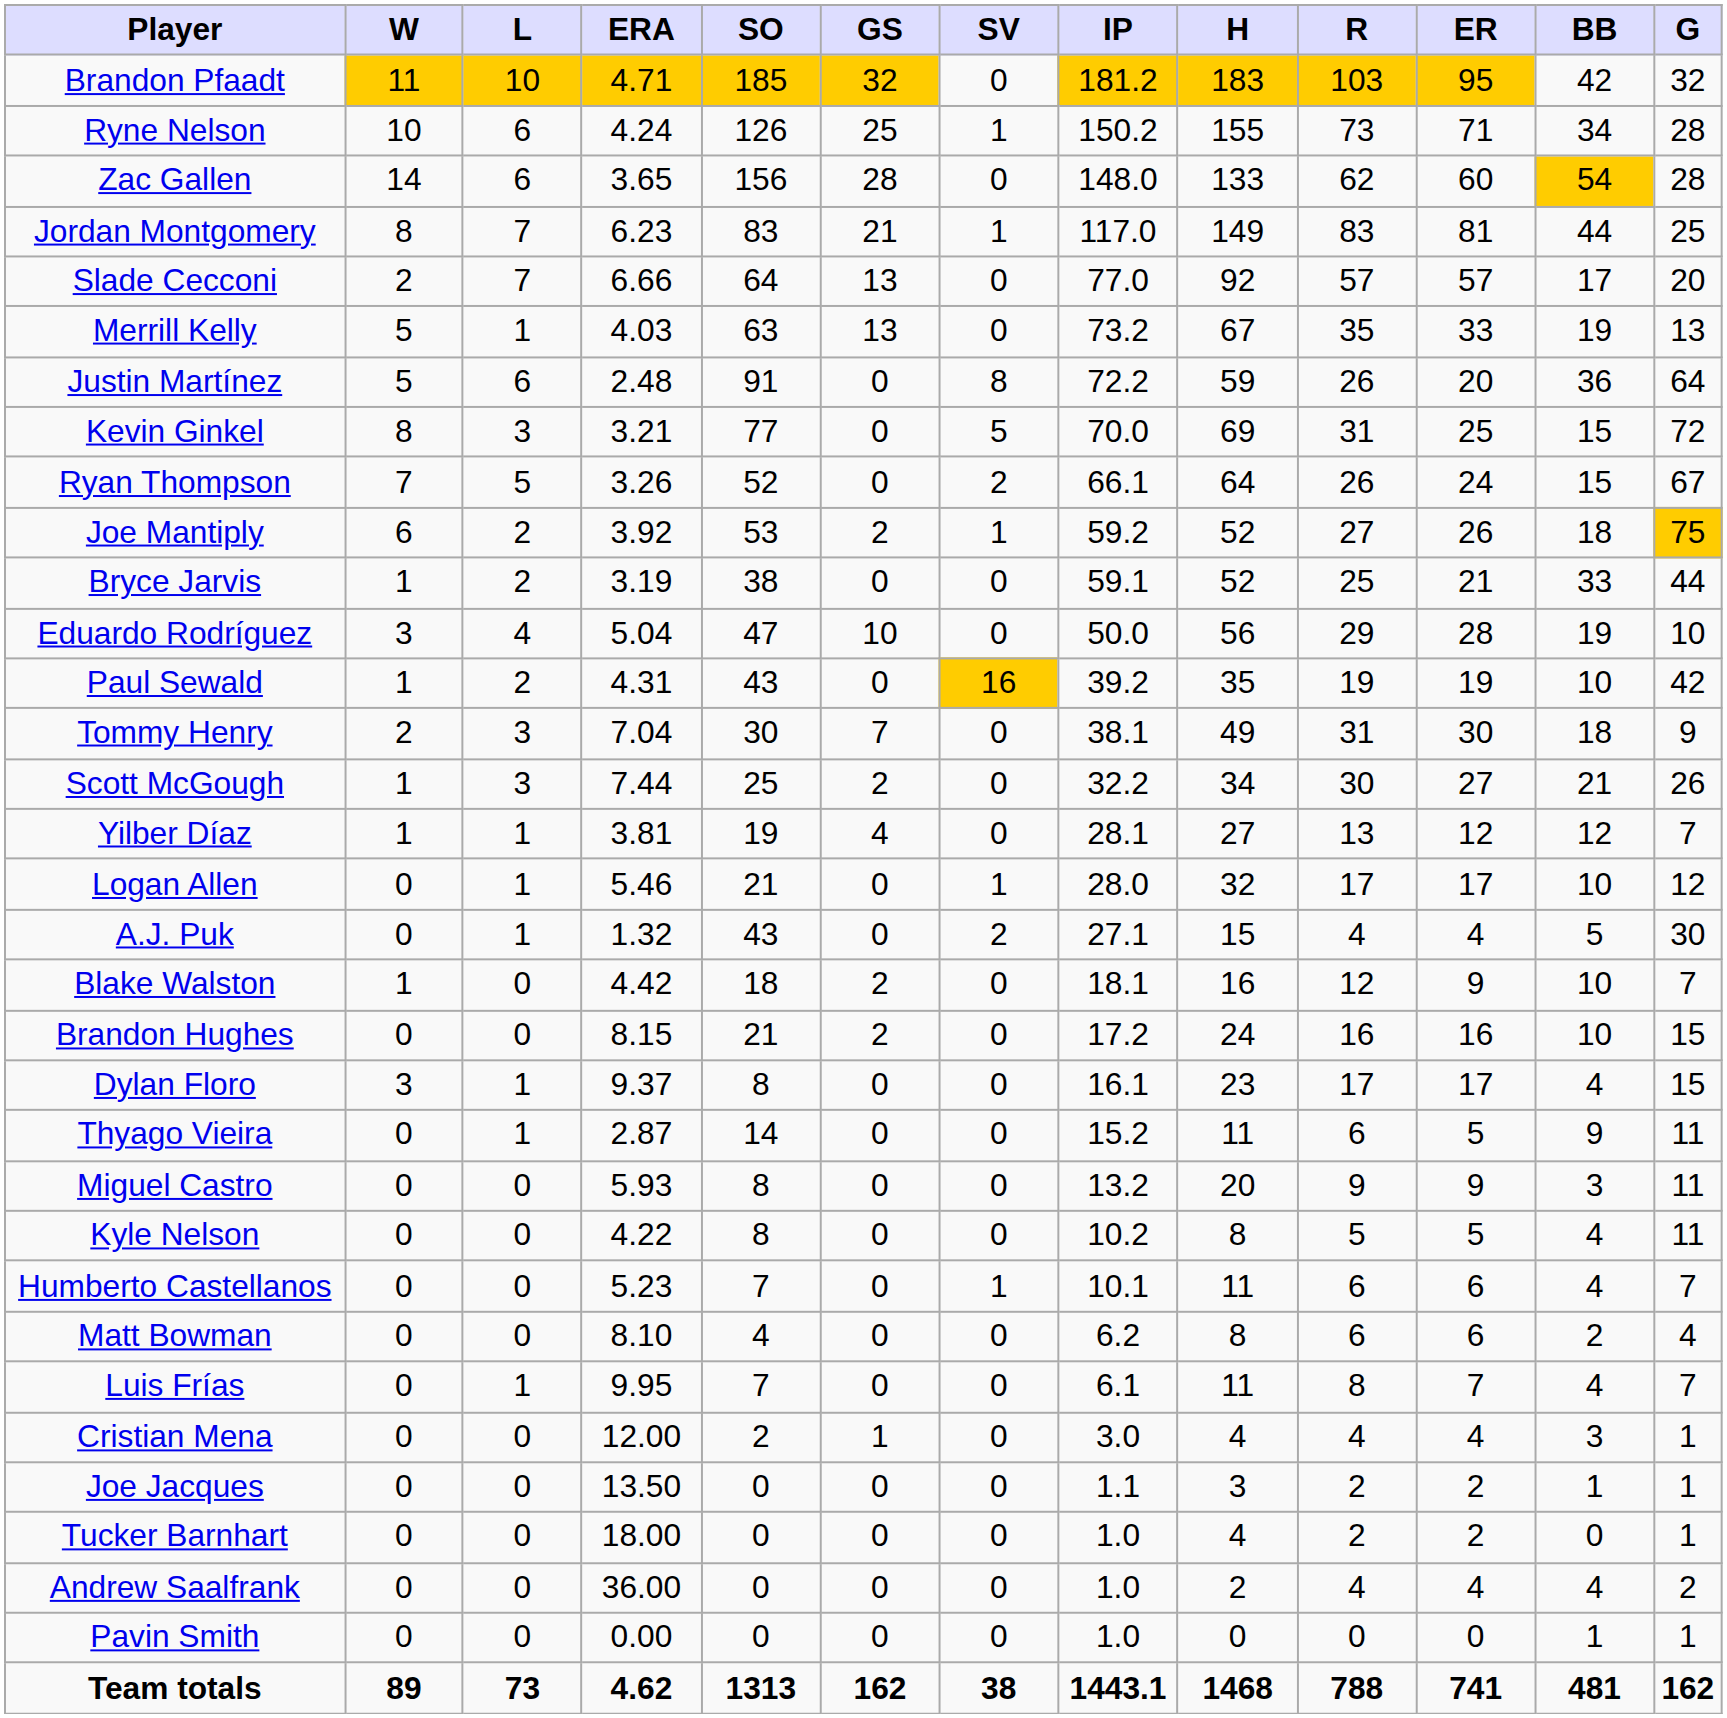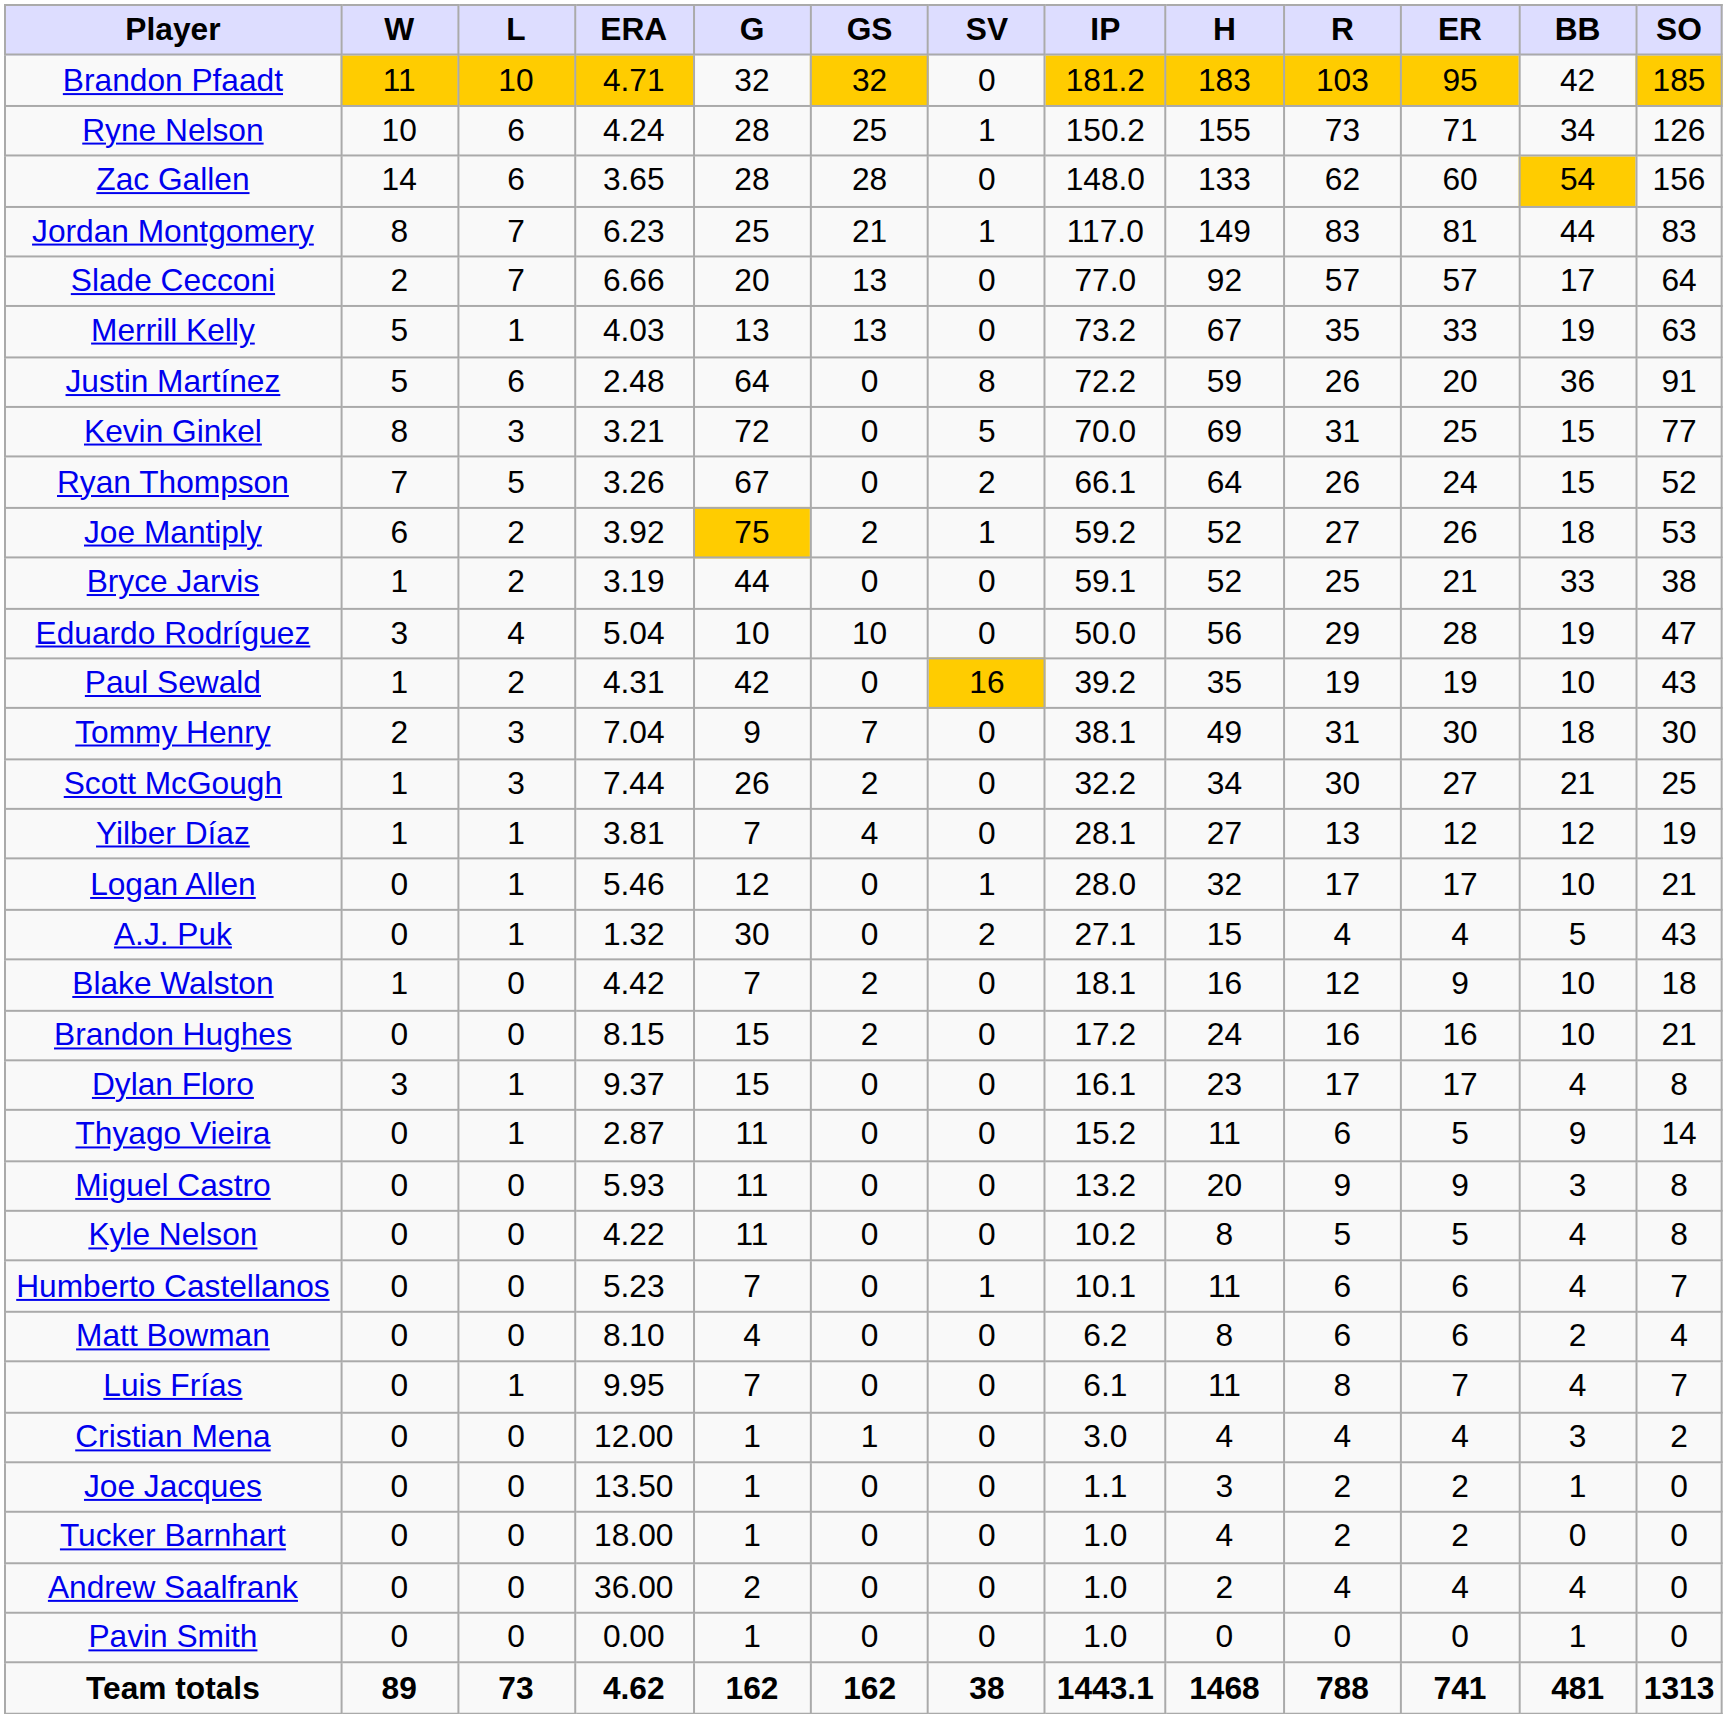columns swapped: (1688, 29) <-> (761, 29)
